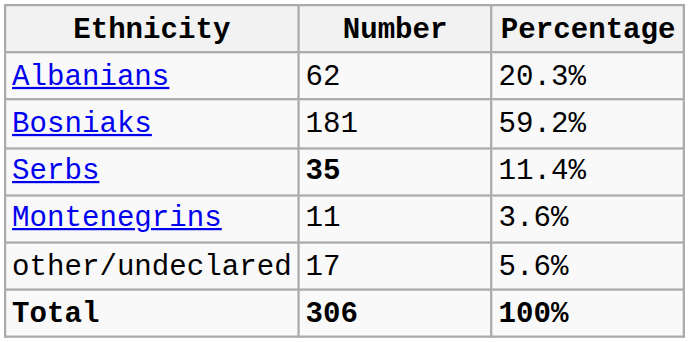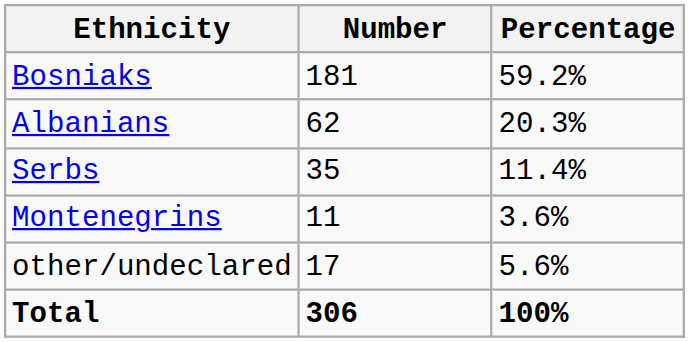rows swapped: (82, 124) <-> (91, 76)
(323, 171) bold -> (323, 171) normal
